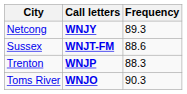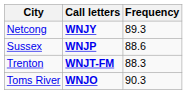(90, 47) WNJT-FM -> (81, 47) WNJP
(81, 64) WNJP -> (90, 64) WNJT-FM
